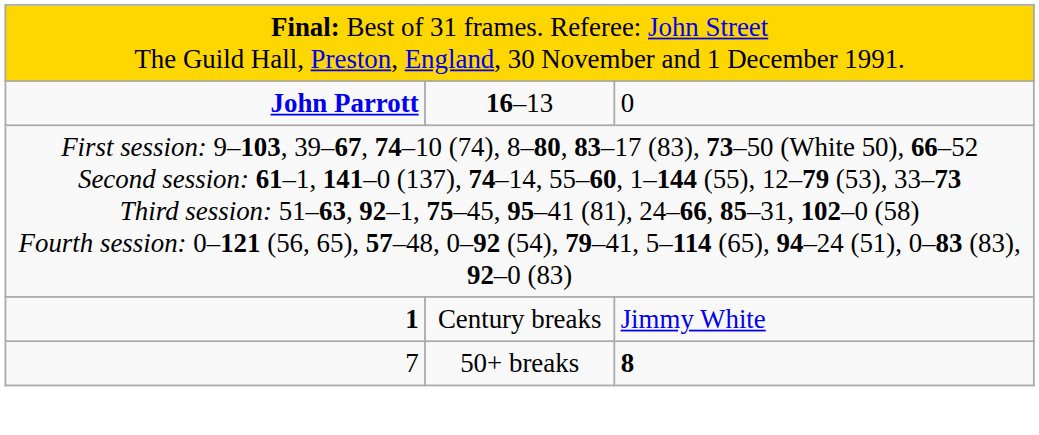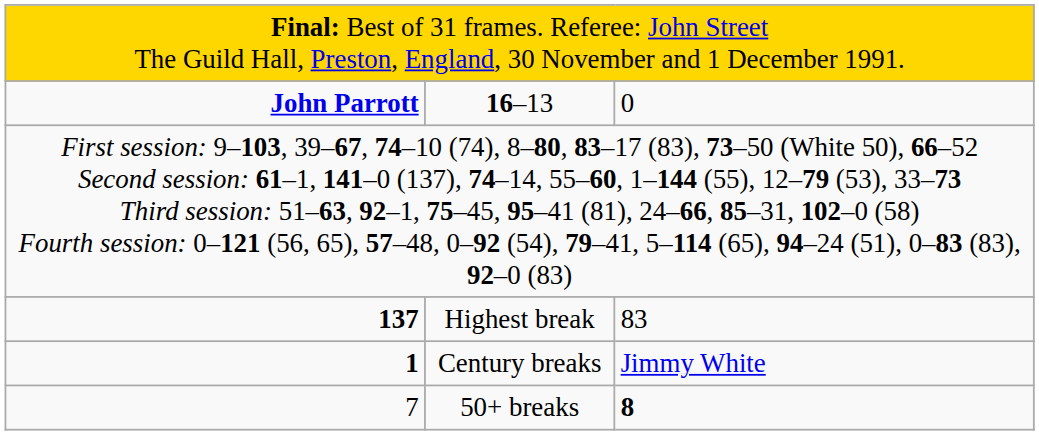+ row: (520, 319)
